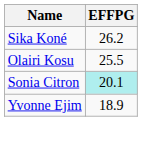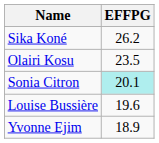(111, 60) 25.5 -> (128, 60) 23.5
+ row: (53, 104)
